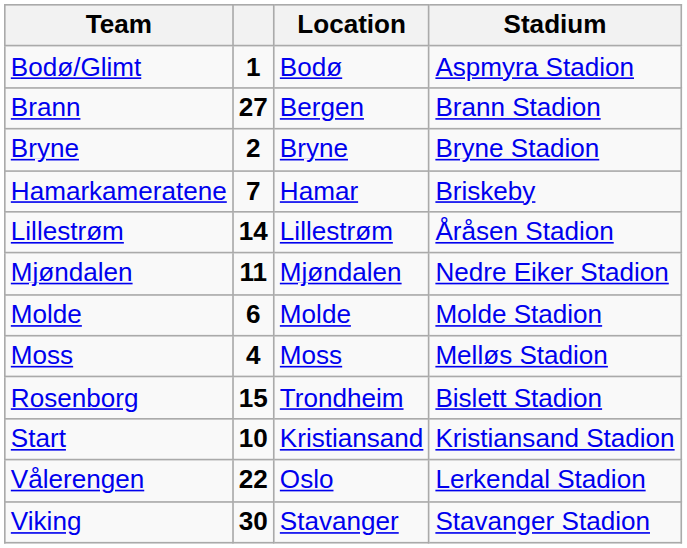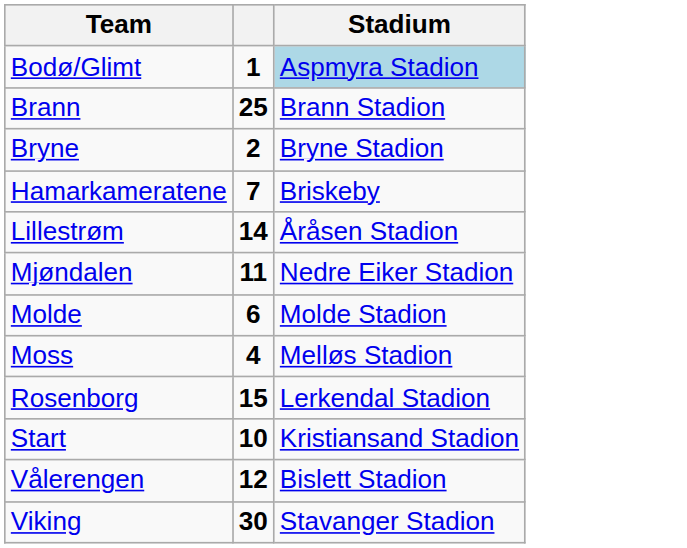- column: (352, 25)
(535, 66) no background -> (379, 66) lightblue background
(253, 107) 27 -> (253, 107) 25
(519, 397) Bislett Stadion -> (385, 397) Lerkendal Stadion
(253, 480) 22 -> (253, 480) 12
(541, 480) Lerkendal Stadion -> (363, 480) Bislett Stadion
